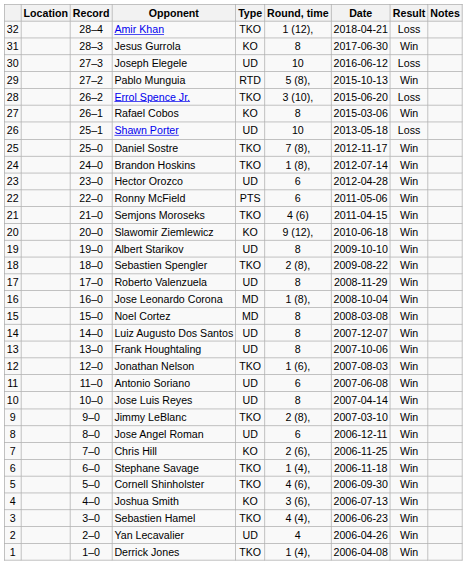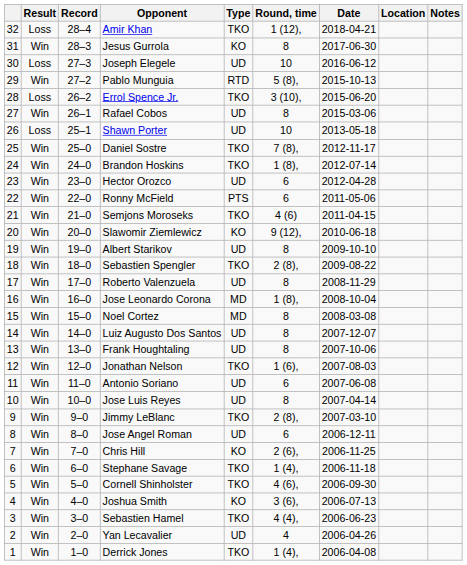columns swapped: (409, 13) <-> (46, 13)
(250, 114) KO -> (238, 114) UD
